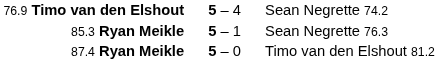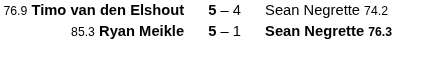(327, 30) normal -> (329, 30) bold
- row: (128, 51)
